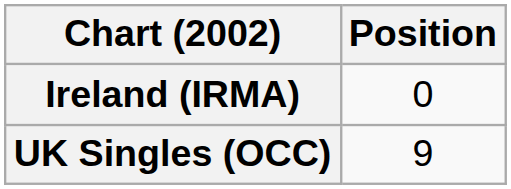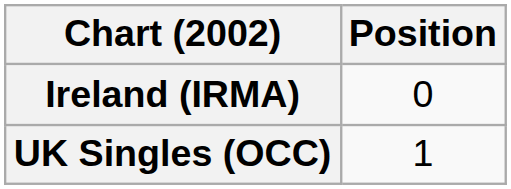(423, 153) 9 -> (423, 153) 1
